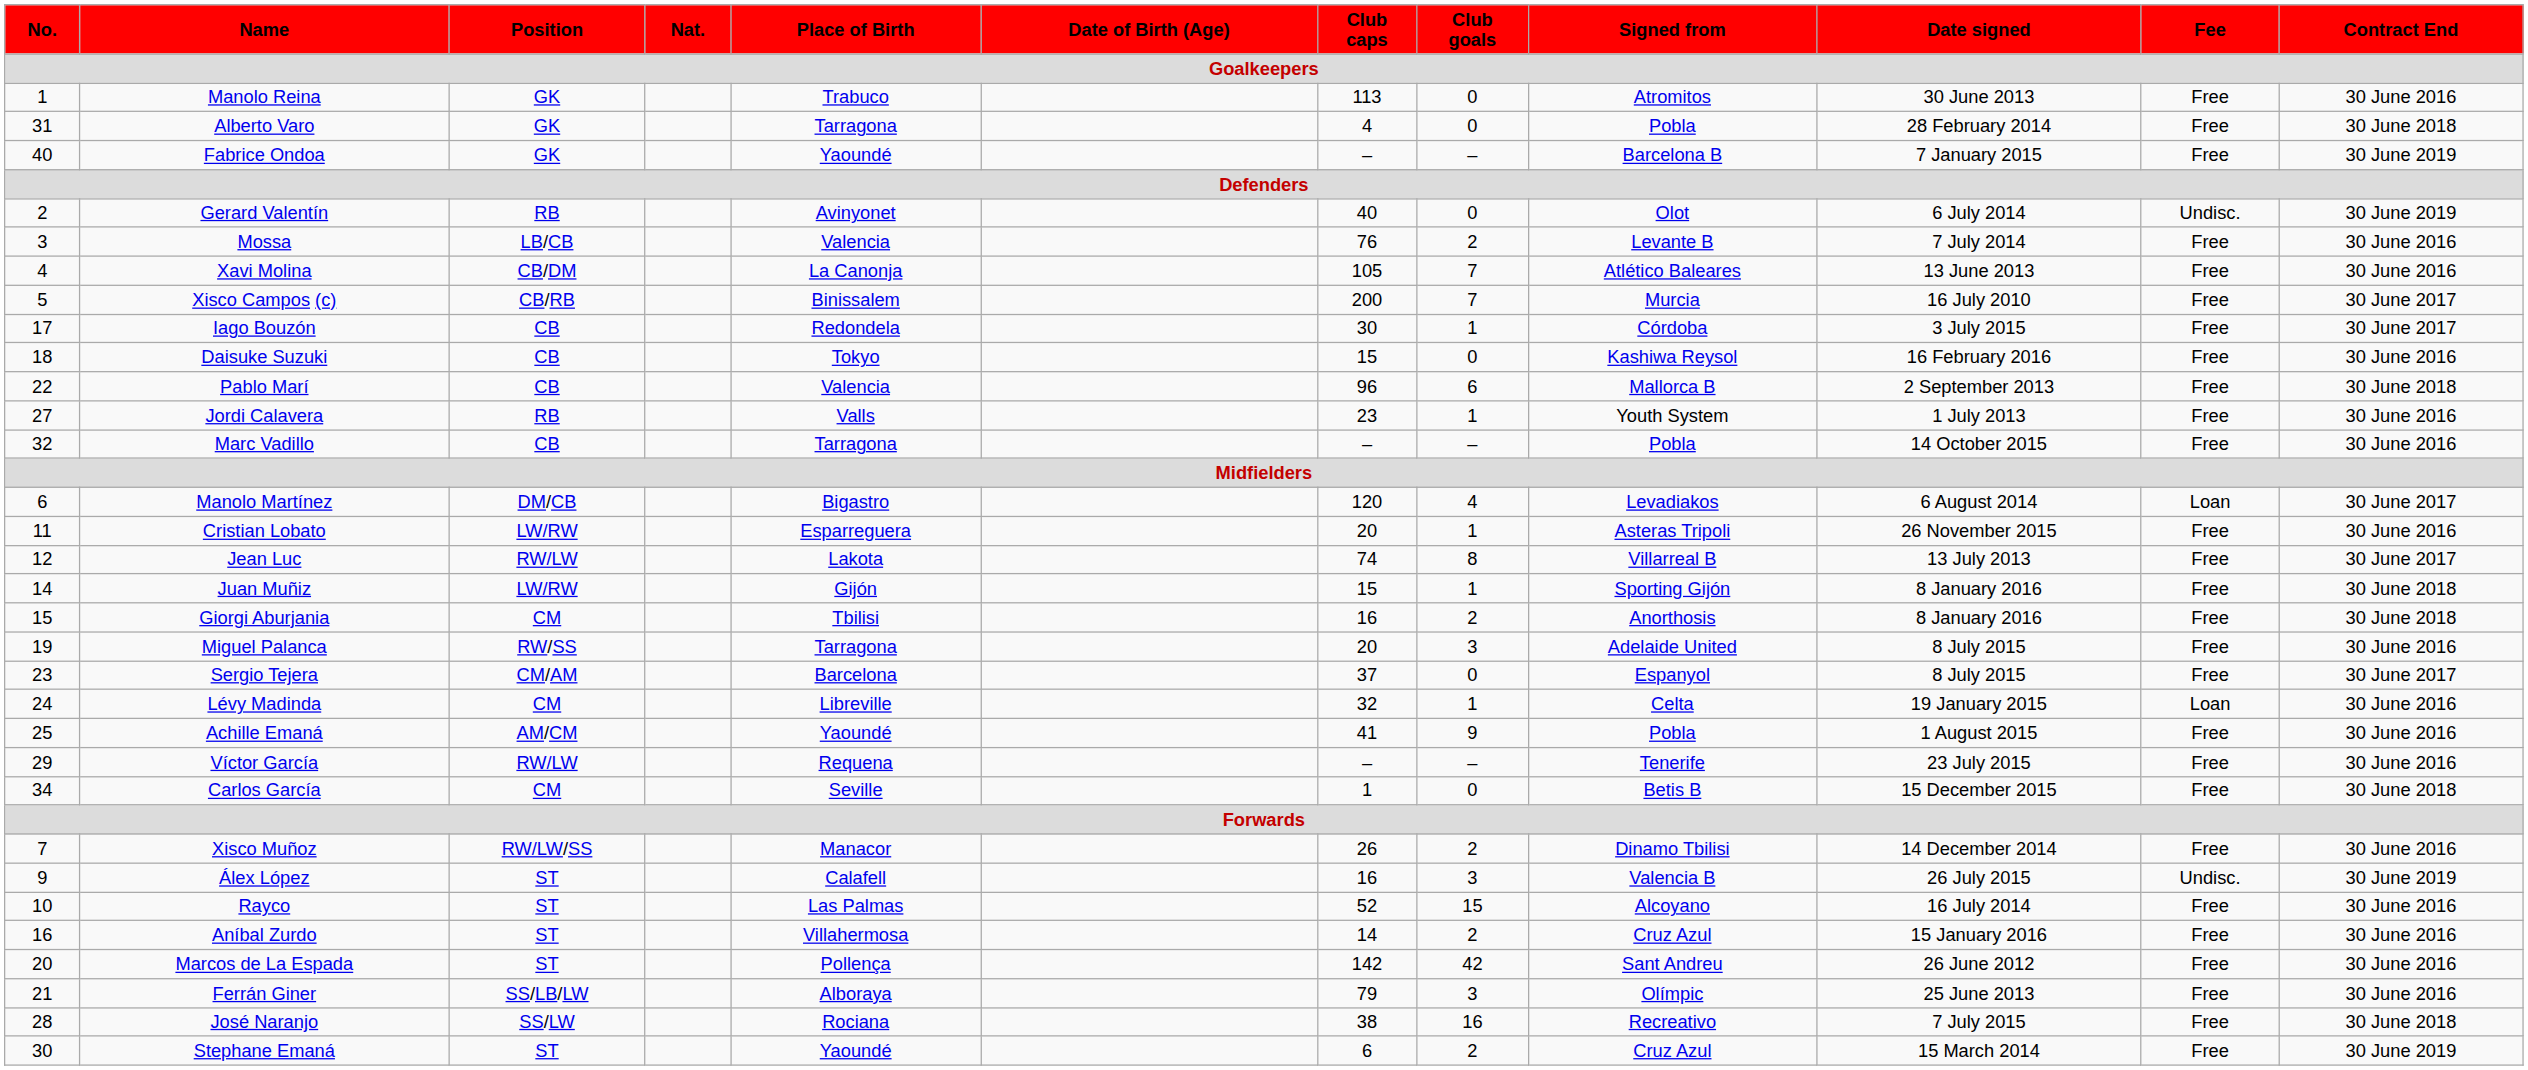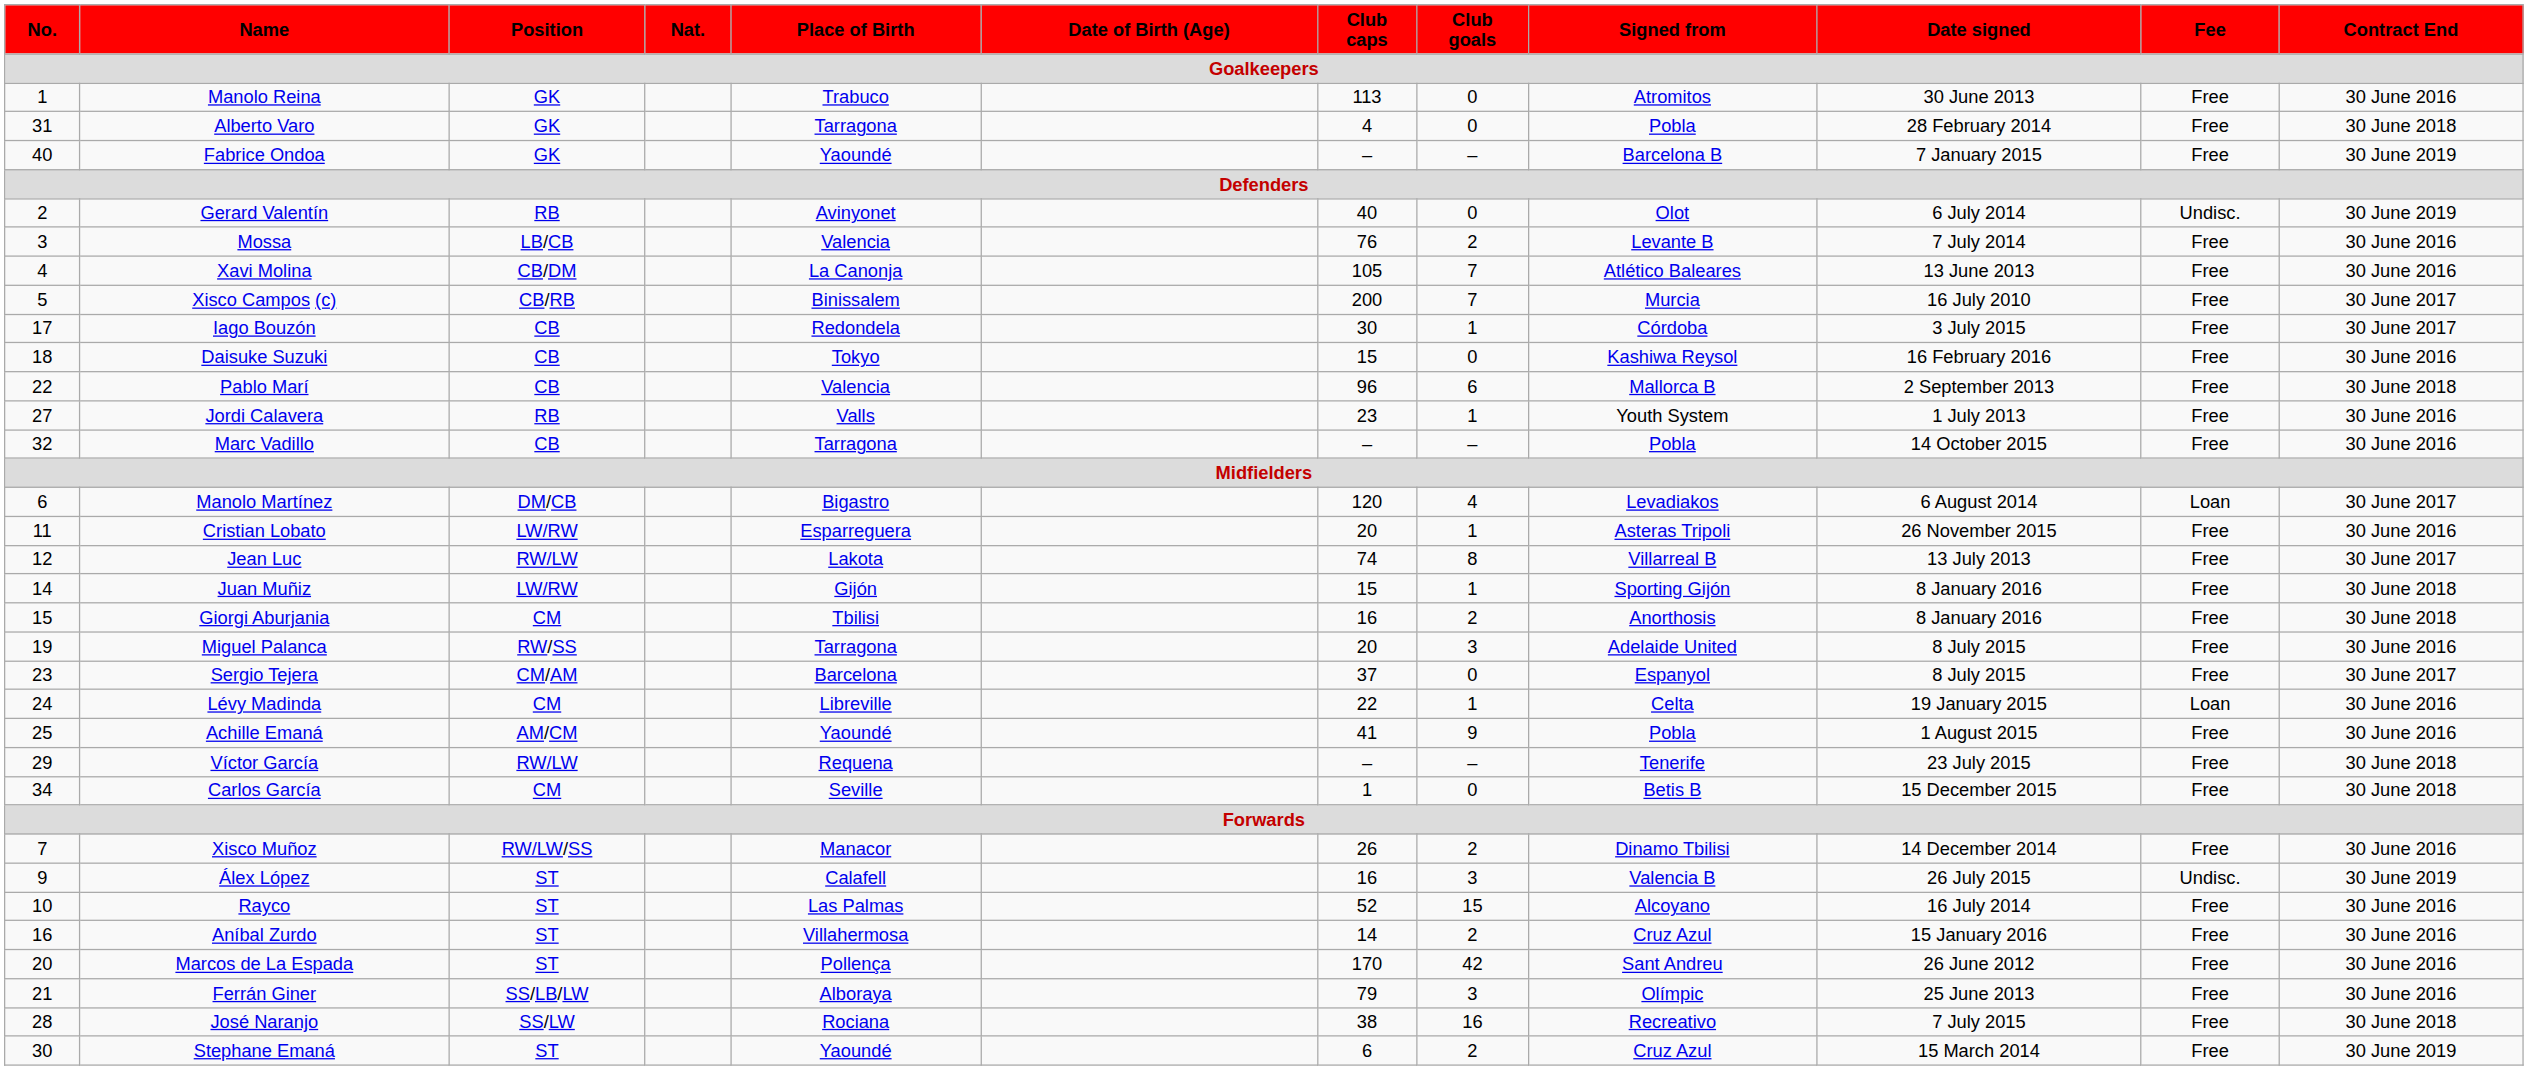(1367, 704) 32 -> (1367, 704) 22
(2401, 762) 30 June 2016 -> (2401, 762) 30 June 2018
(1367, 964) 142 -> (1367, 964) 170
